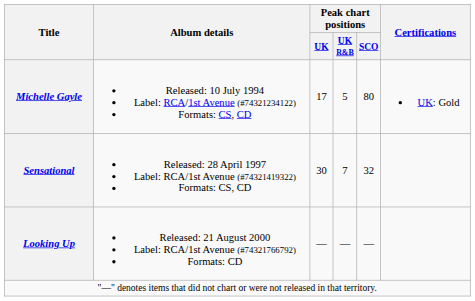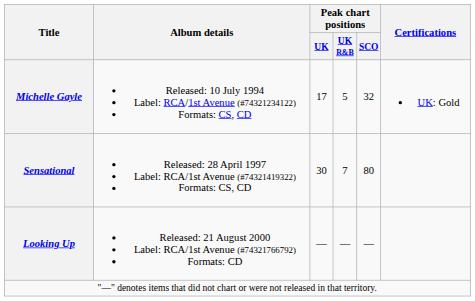(369, 96) 80 -> (369, 96) 32
(369, 170) 32 -> (369, 170) 80
